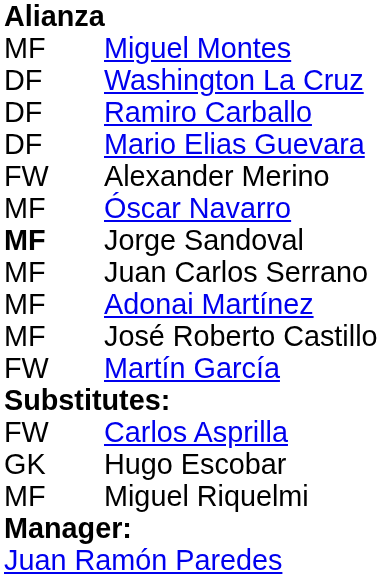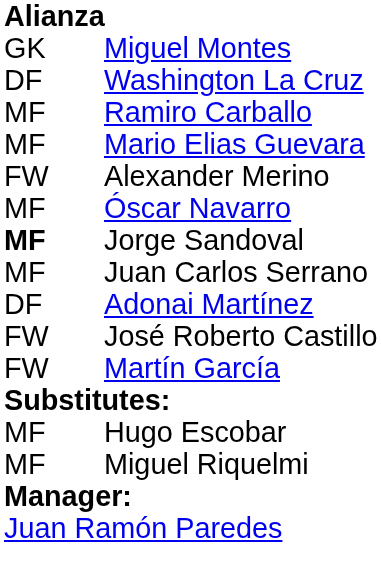(25, 48) MF -> (25, 48) GK
(23, 112) DF -> (25, 112) MF
(23, 144) DF -> (25, 144) MF
(25, 304) MF -> (23, 304) DF
(25, 336) MF -> (26, 336) FW
- row: (196, 432)
(25, 464) GK -> (25, 432) MF
